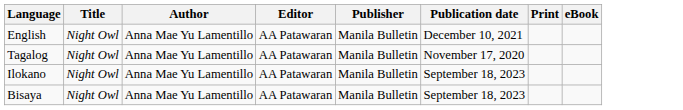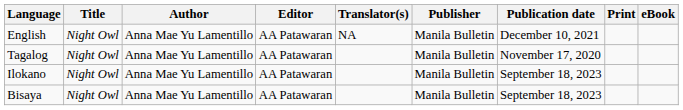+ column: (373, 14)
